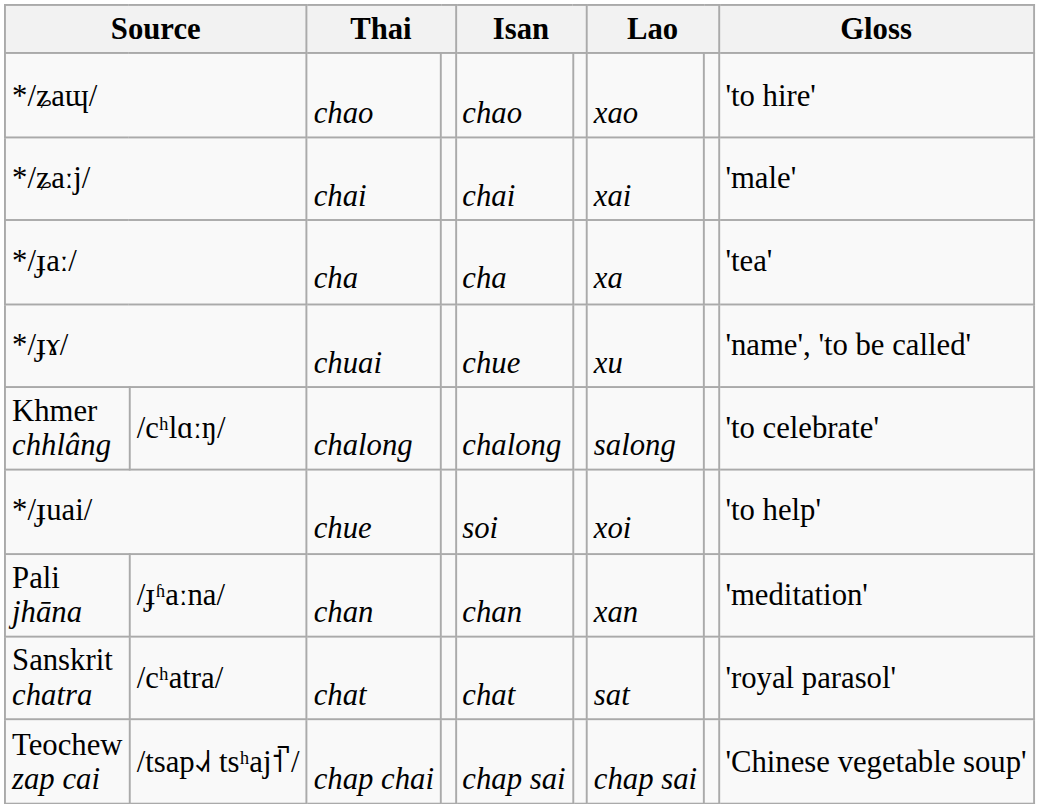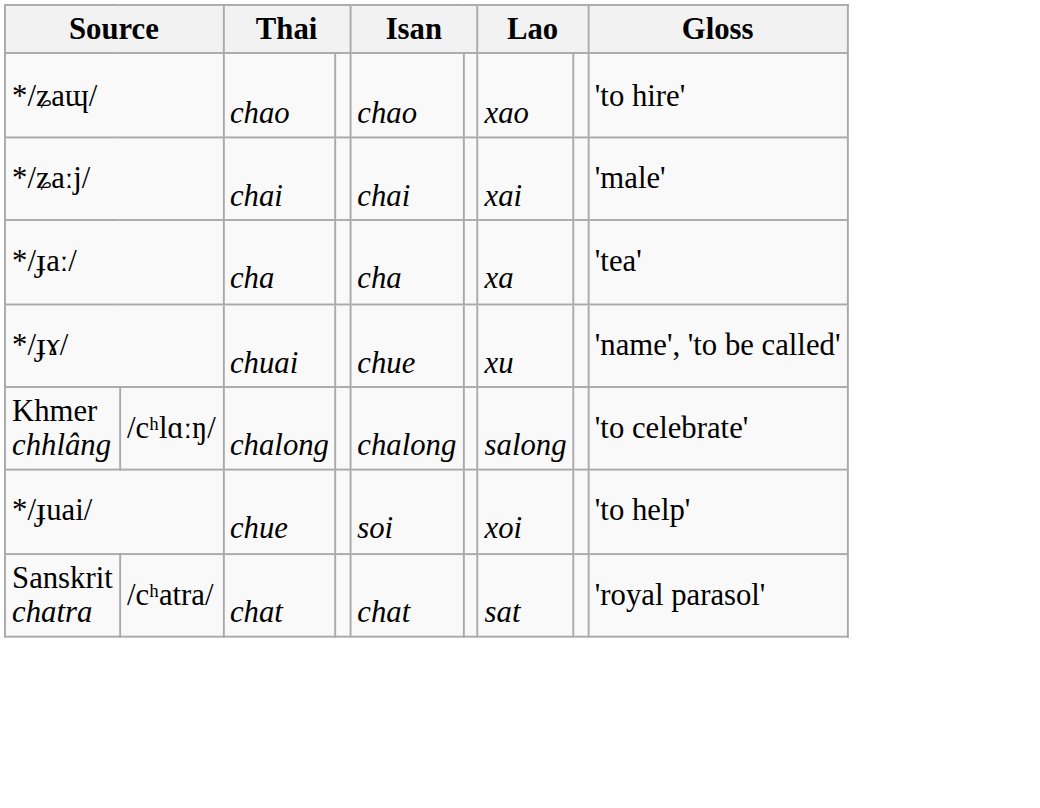- row: (47, 594)
- row: (67, 761)
